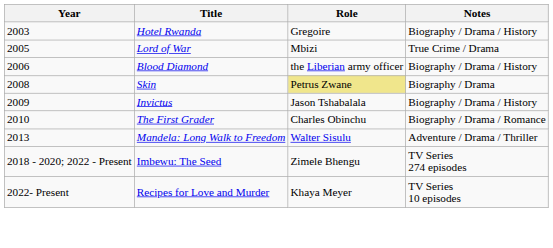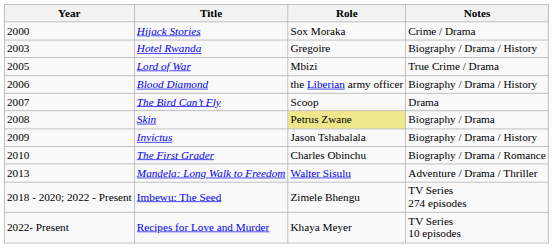+ row: (169, 31)
+ row: (179, 102)
